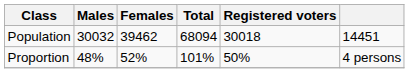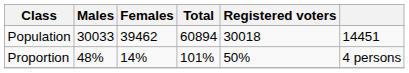(96, 36) 30032 -> (96, 36) 30033
(199, 36) 68094 -> (199, 36) 60894
(134, 58) 52% -> (134, 58) 14%
